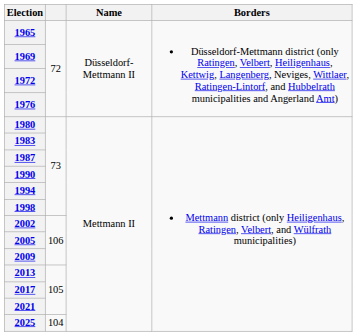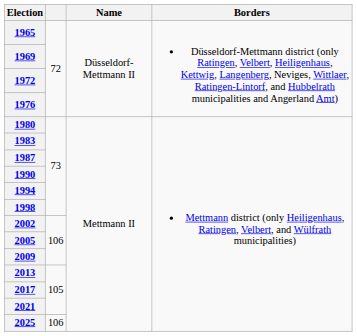(56, 322) 104 -> (56, 322) 106
